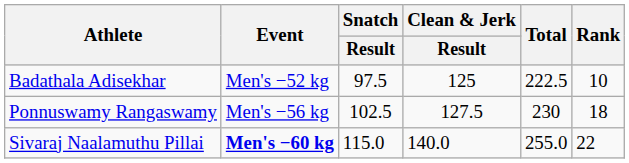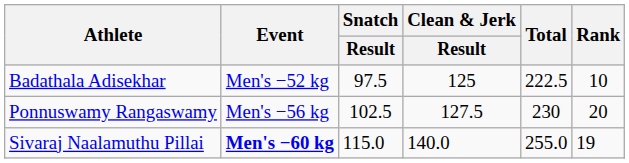(598, 112) 18 -> (598, 112) 20
(586, 143) 22 -> (586, 143) 19
